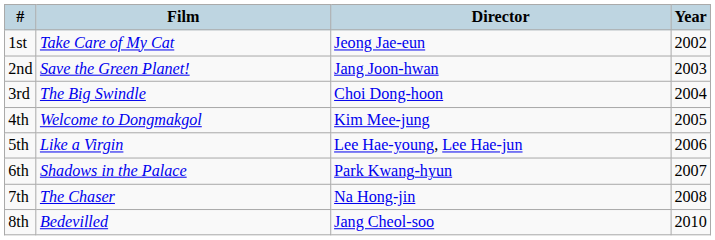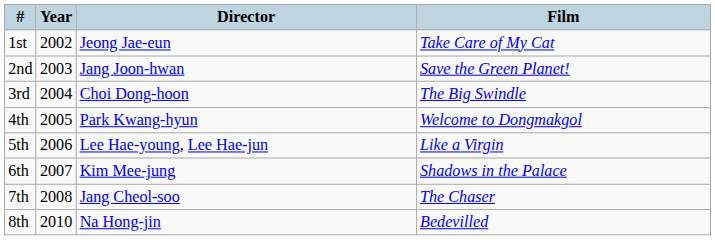columns swapped: (691, 17) <-> (183, 17)
(382, 119) Kim Mee-jung -> (139, 119) Park Kwang-hyun
(393, 171) Park Kwang-hyun -> (127, 171) Kim Mee-jung
(375, 196) Na Hong-jin -> (130, 196) Jang Cheol-soo
(384, 222) Jang Cheol-soo -> (120, 222) Na Hong-jin
